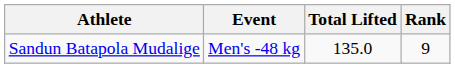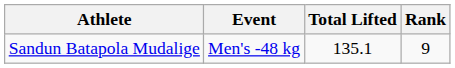(353, 48) 135.0 -> (353, 48) 135.1
